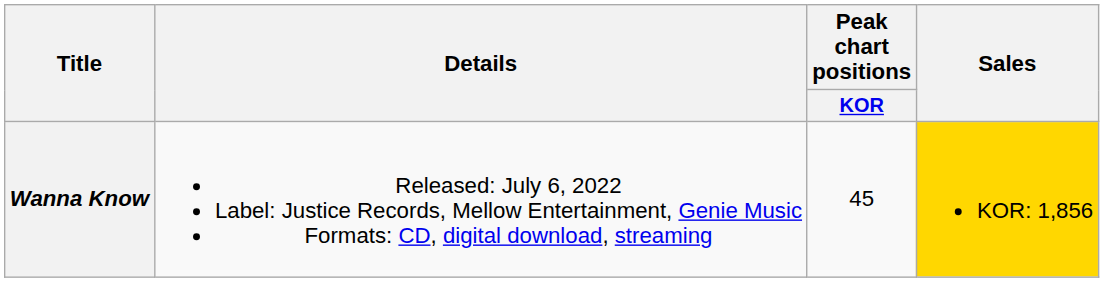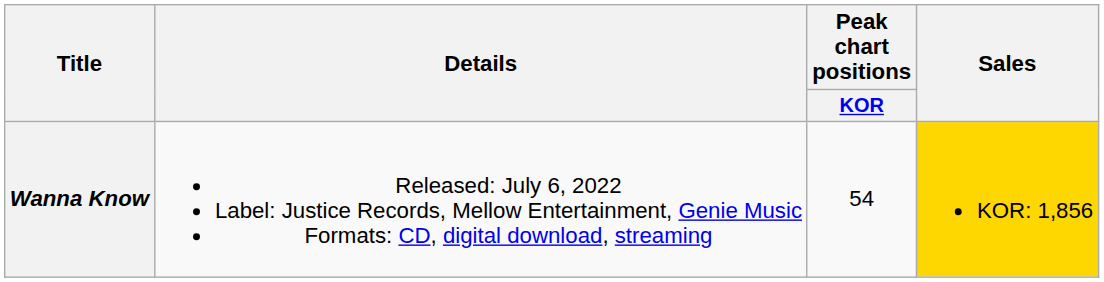(862, 198) 45 -> (862, 198) 54
